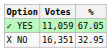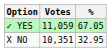(58, 40) 16,351 -> (58, 40) 10,351
